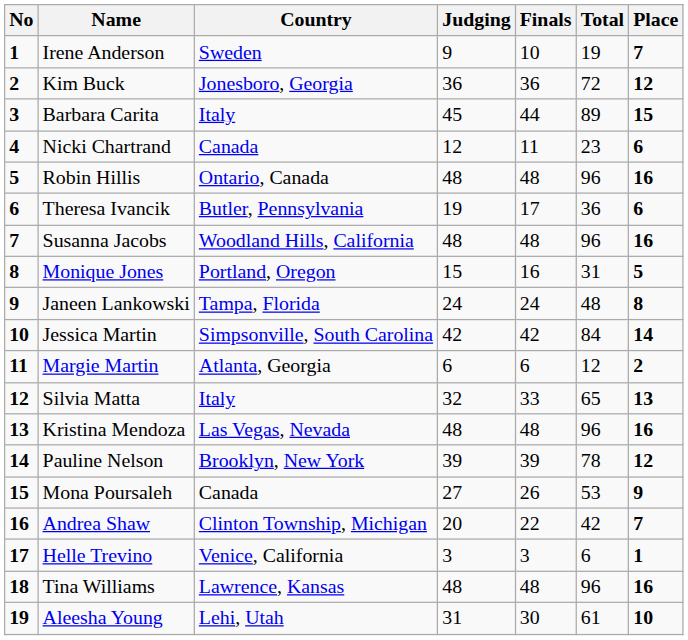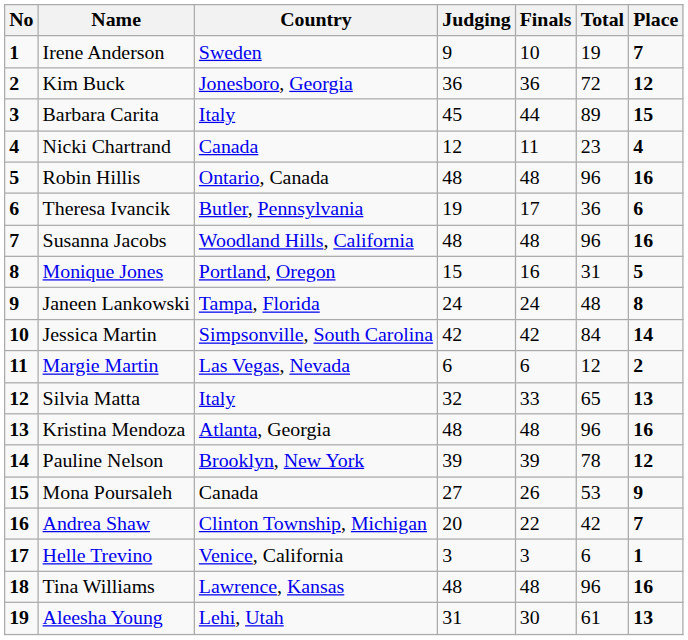(638, 146) 6 -> (638, 146) 4
(265, 366) Atlanta, Georgia -> (274, 366) Las Vegas, Nevada
(274, 429) Las Vegas, Nevada -> (265, 429) Atlanta, Georgia
(643, 618) 10 -> (643, 618) 13
